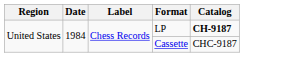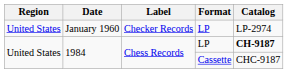+ row: (92, 28)
